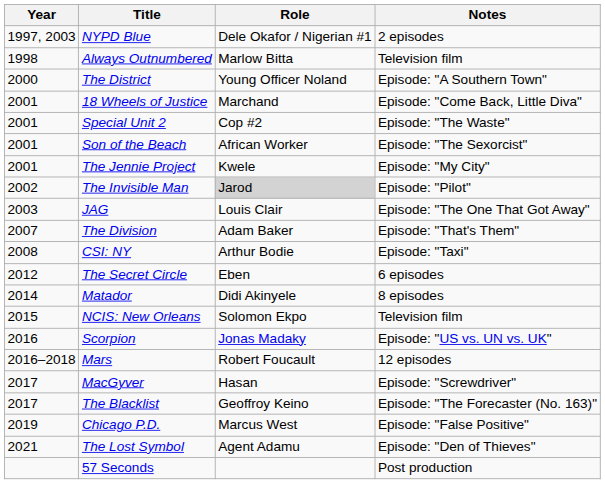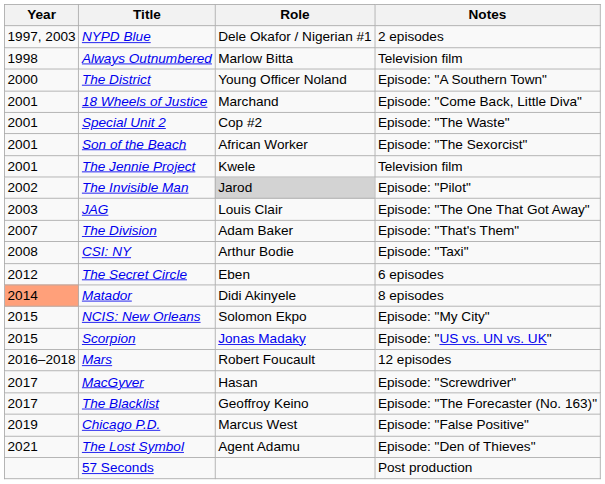(434, 166) Episode: "My City" -> (420, 166) Television film
(23, 295) no background -> (23, 295) lightsalmon background
(420, 317) Television film -> (434, 317) Episode: "My City"
(23, 338) 2016 -> (23, 338) 2015
